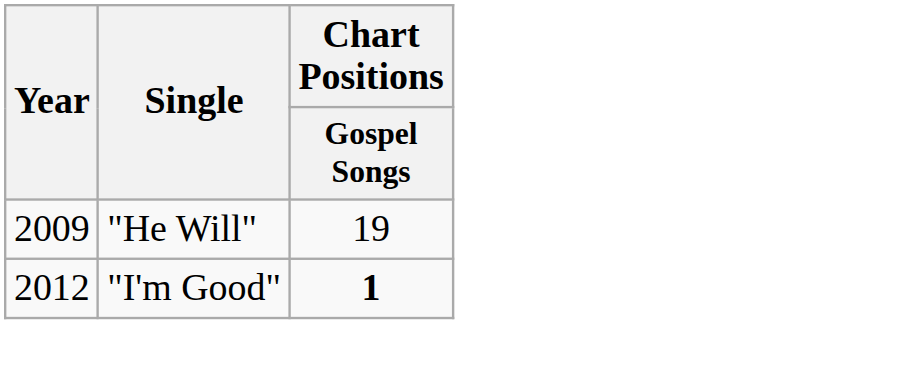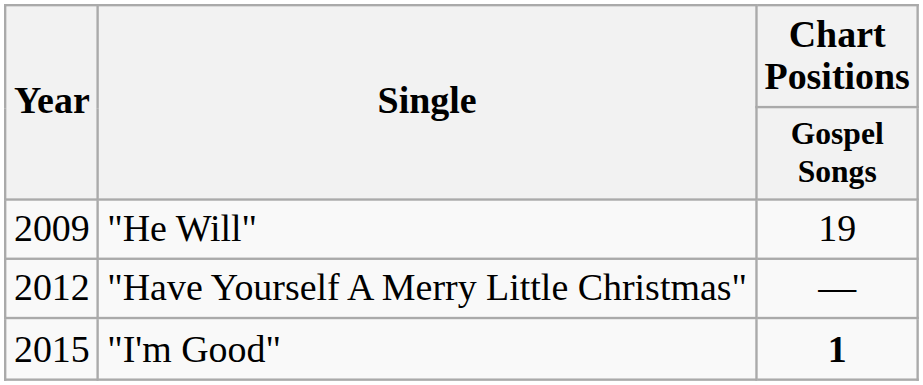+ row: (427, 288)
(52, 288) 2012 -> (52, 348) 2015
